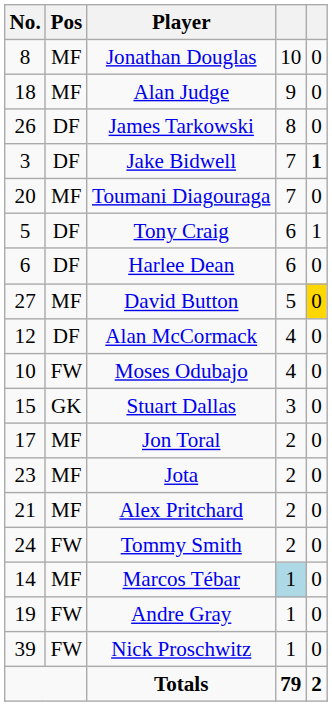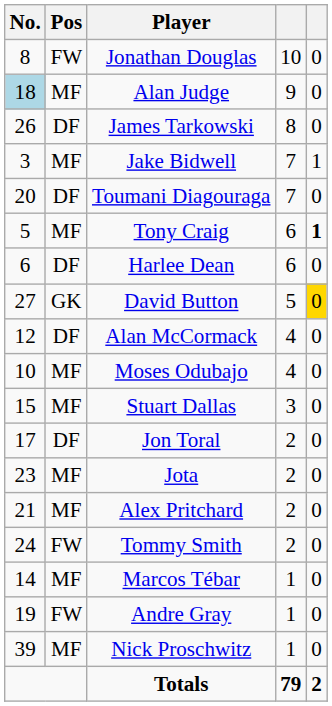(66, 56) MF -> (66, 56) FW
(25, 91) no background -> (25, 91) lightblue background
(66, 161) DF -> (66, 161) MF
(317, 161) bold -> (317, 161) normal
(66, 196) MF -> (66, 196) DF
(66, 231) DF -> (66, 231) MF
(317, 231) normal -> (317, 231) bold
(66, 300) MF -> (66, 300) GK
(66, 370) FW -> (66, 370) MF
(66, 405) GK -> (66, 405) MF
(66, 440) MF -> (66, 440) DF
(291, 579) lightblue background -> (291, 579) no background
(66, 649) FW -> (66, 649) MF
